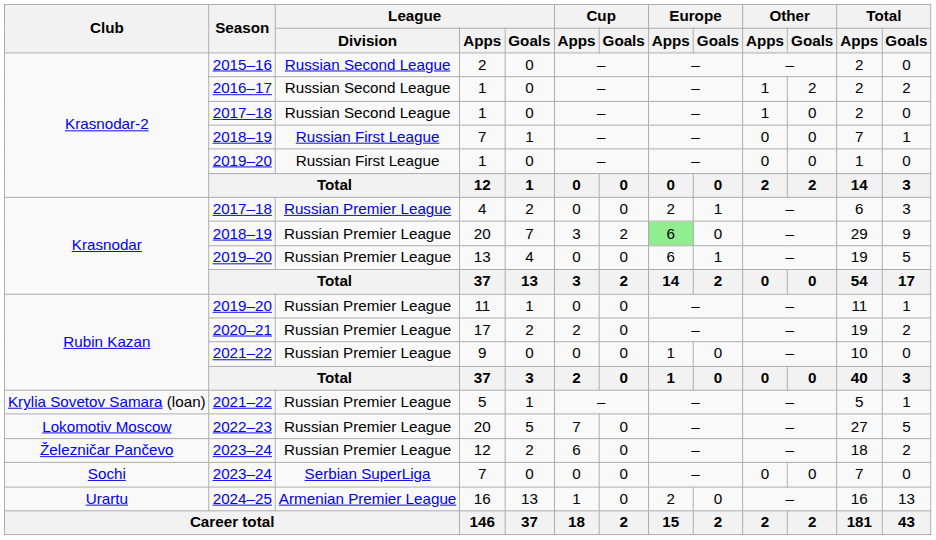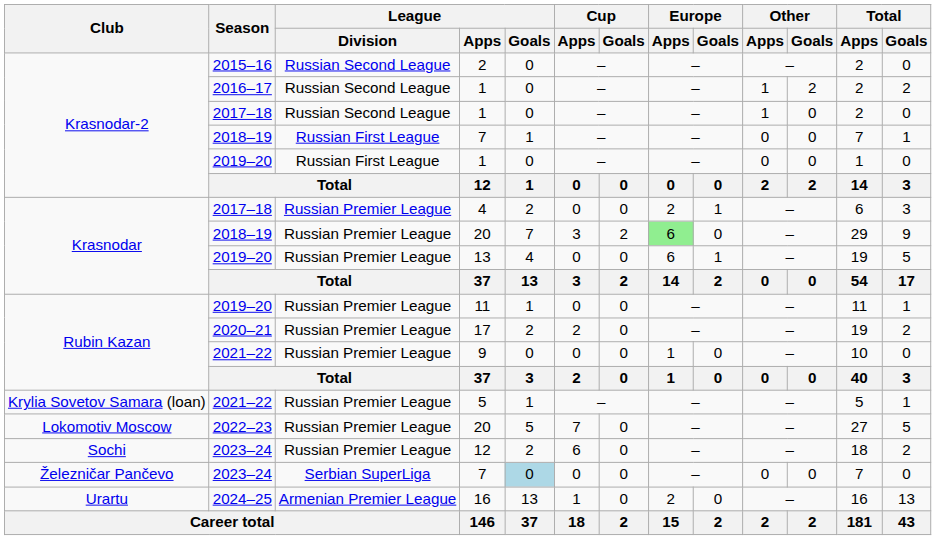(107, 450) Železničar Pančevo -> (107, 450) Sochi
(107, 474) Sochi -> (107, 474) Železničar Pančevo
(529, 474) no background -> (529, 474) lightblue background
